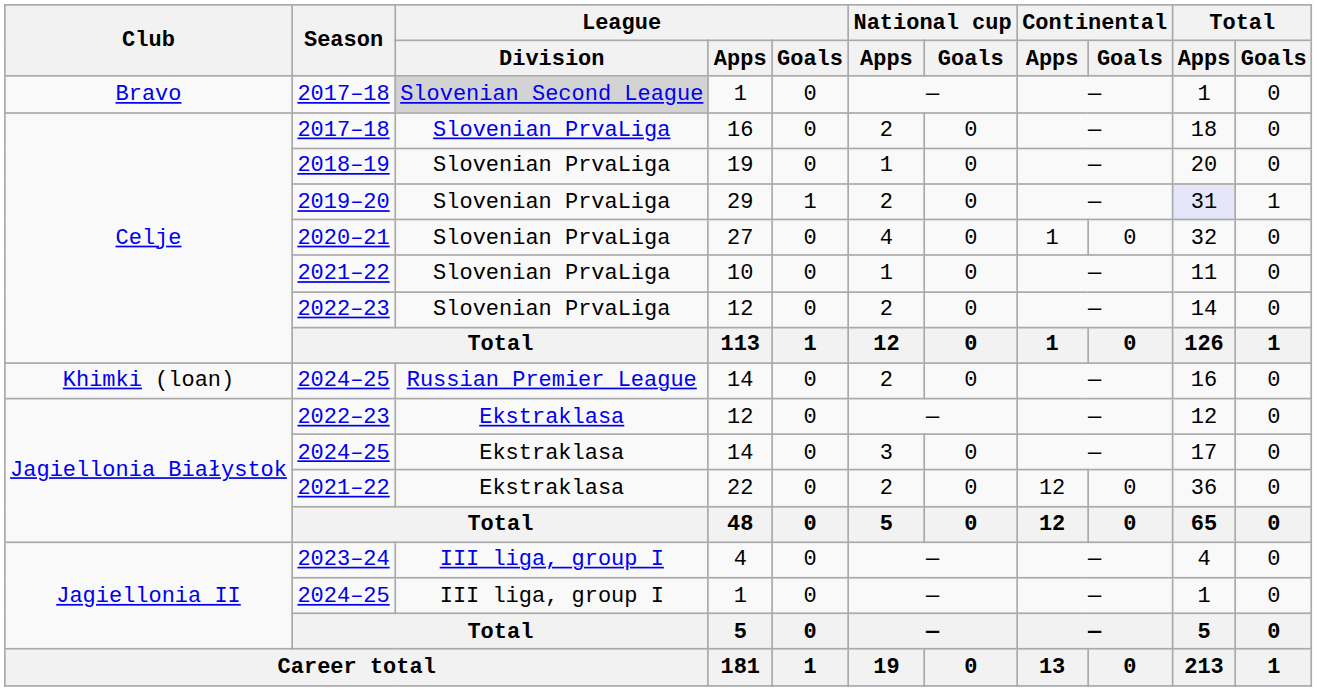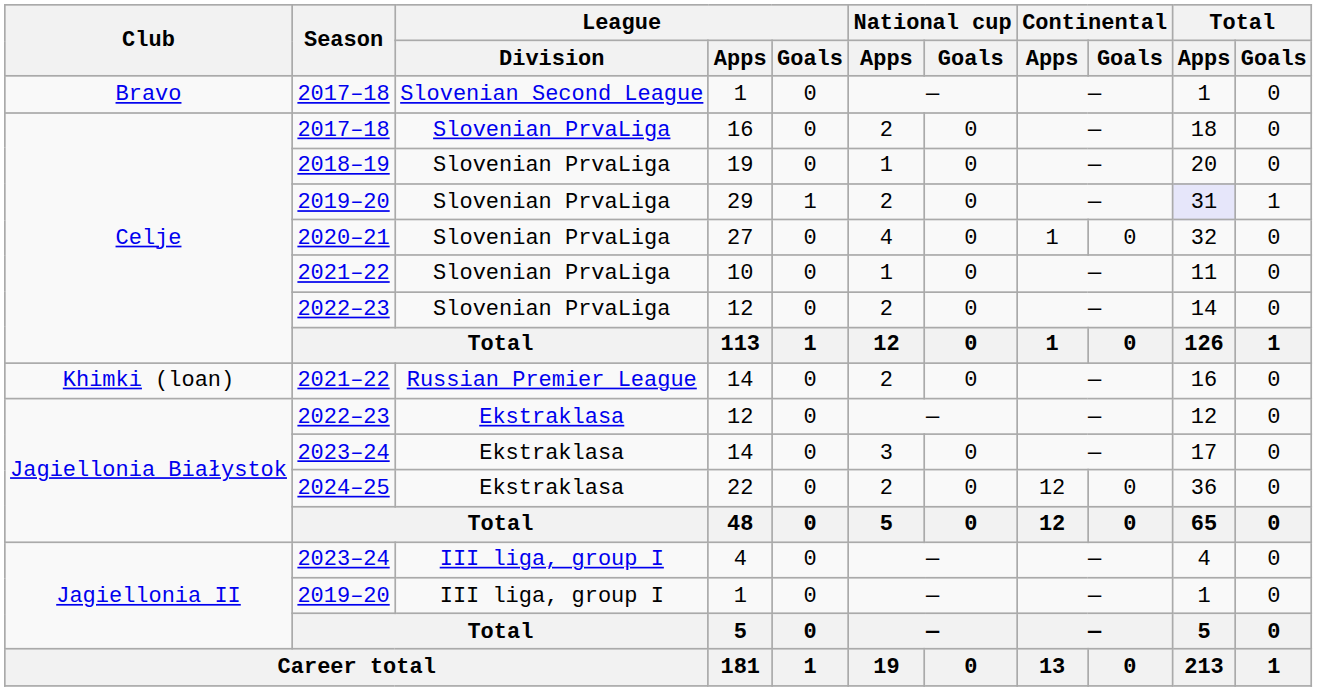(552, 94) lightgrey background -> (552, 94) no background
(344, 381) 2024–25 -> (344, 381) 2021–22
(344, 452) 2024–25 -> (344, 452) 2023–24
(344, 488) 2021–22 -> (344, 488) 2024–25
(344, 596) 2024–25 -> (344, 596) 2019–20
